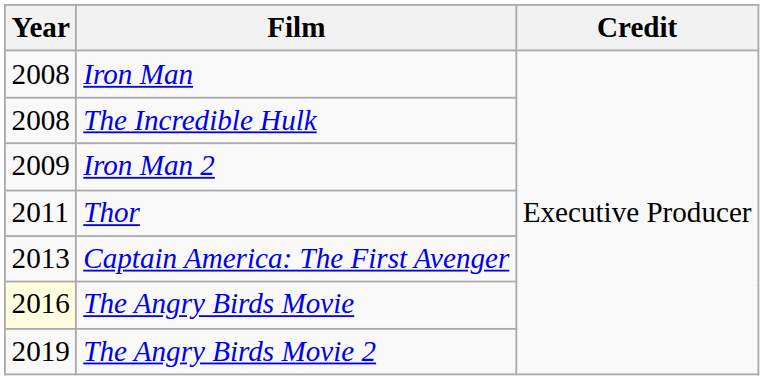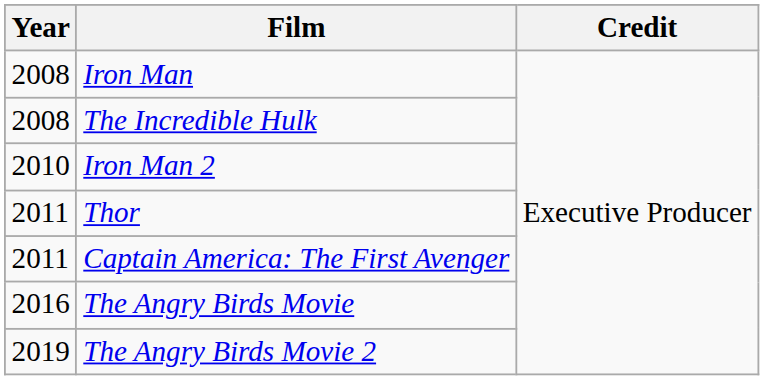(41, 166) 2009 -> (41, 166) 2010
(41, 258) 2013 -> (40, 258) 2011
(41, 304) lightyellow background -> (41, 304) no background
